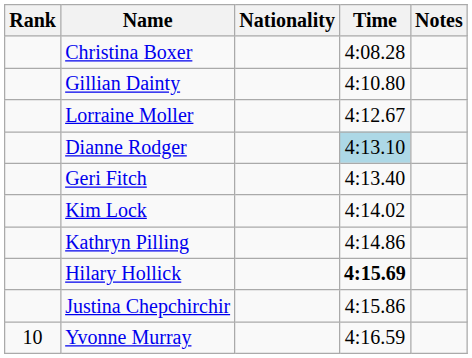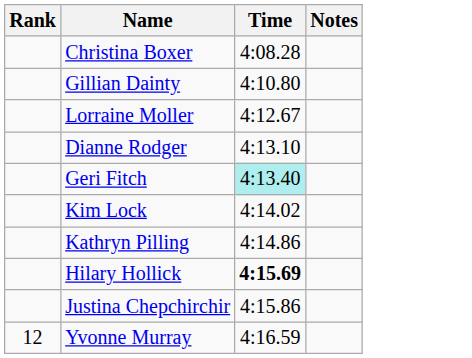- column: (287, 20)
(375, 147) lightblue background -> (270, 147) no background
(375, 178) no background -> (270, 178) paleturquoise background
(33, 337) 10 -> (33, 337) 12
